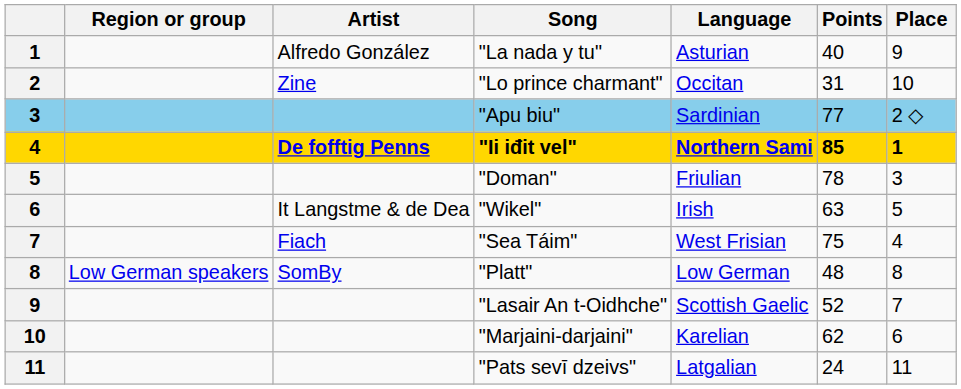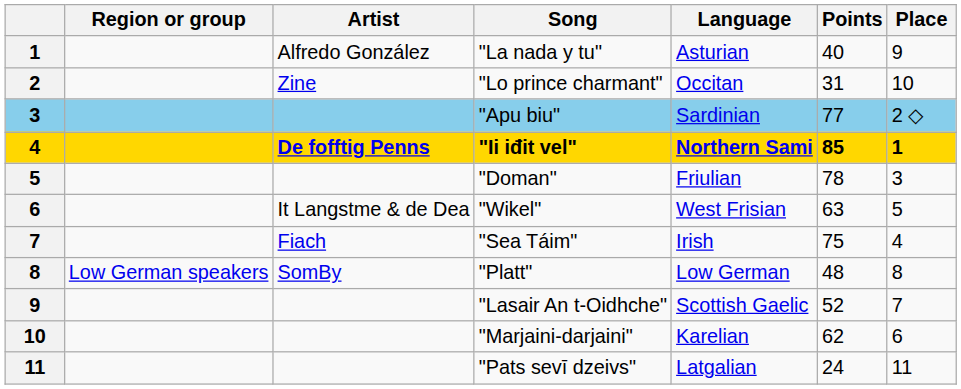(695, 210) Irish -> (731, 210) West Frisian
(731, 241) West Frisian -> (695, 241) Irish
